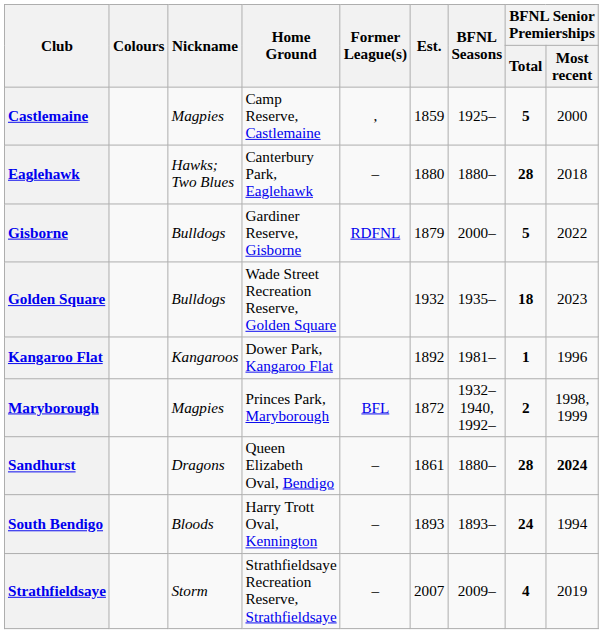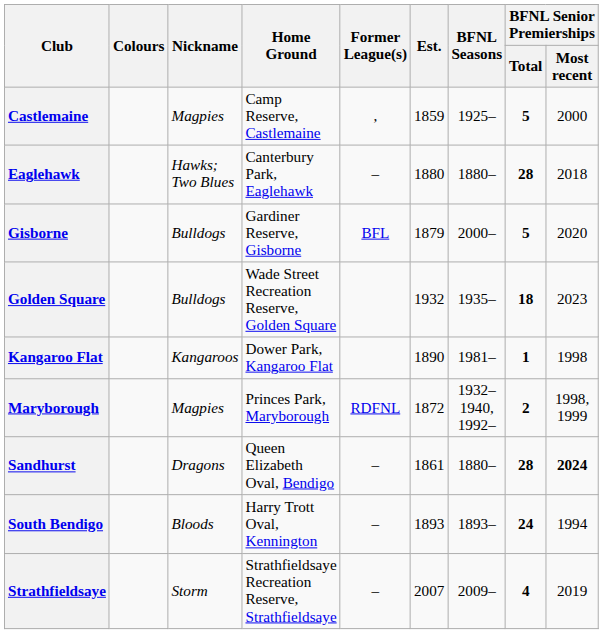(375, 232) RDFNL -> (375, 232) BFL
(572, 232) 2022 -> (572, 232) 2020
(429, 357) 1892 -> (429, 357) 1890
(572, 357) 1996 -> (572, 357) 1998
(375, 407) BFL -> (375, 407) RDFNL
